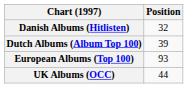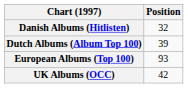(163, 75) 44 -> (163, 75) 42
